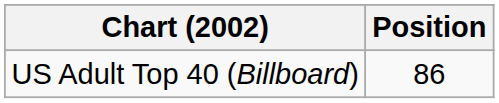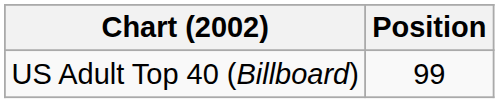(429, 73) 86 -> (429, 73) 99
